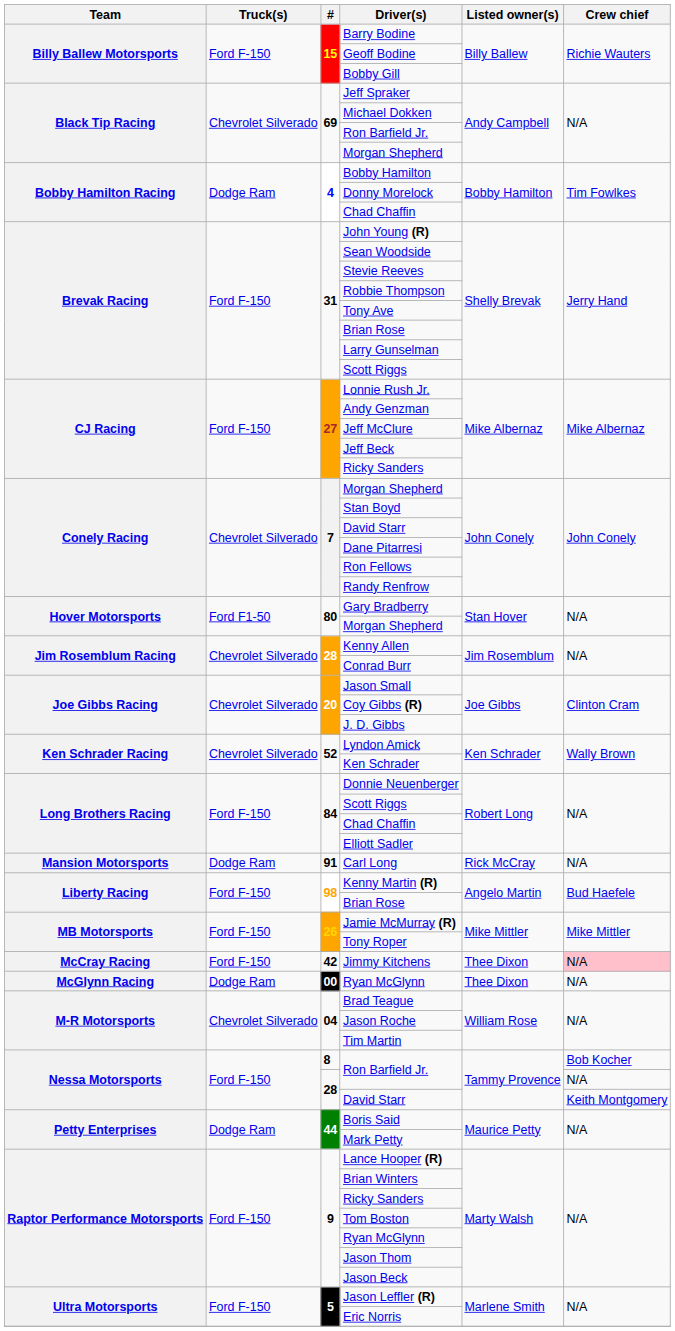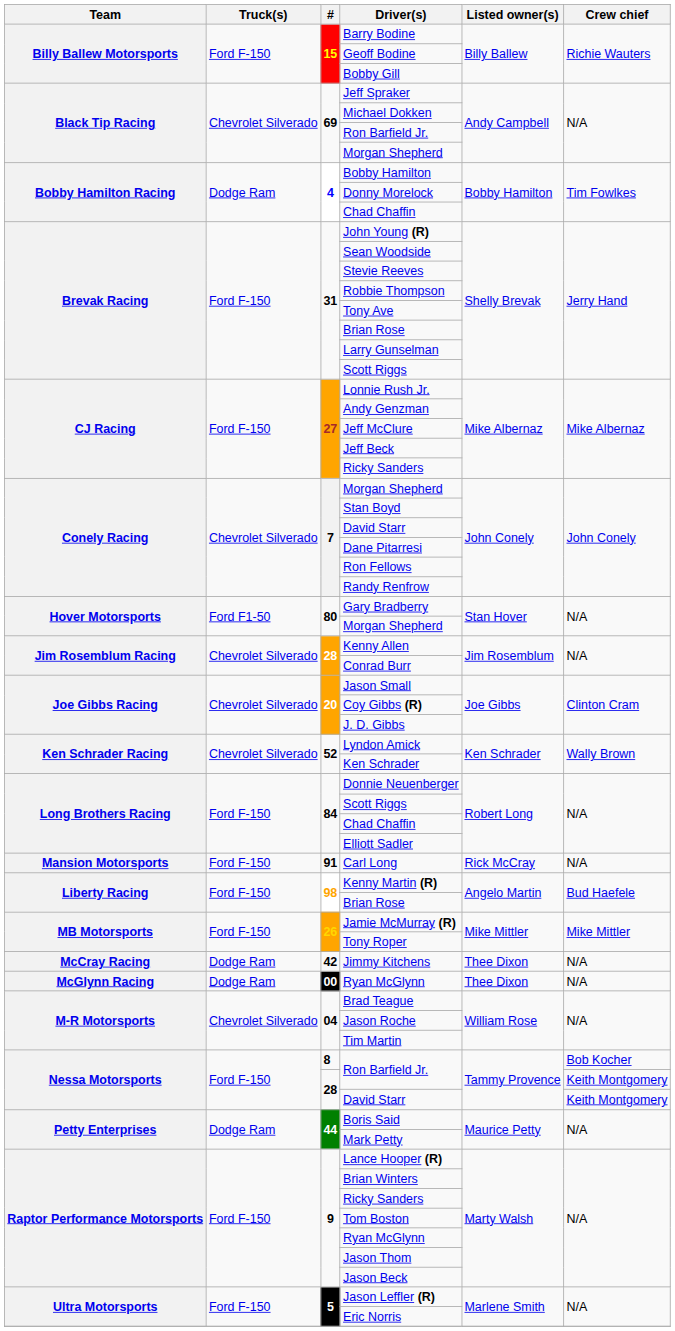(242, 863) Dodge Ram -> (240, 863) Ford F-150
(240, 962) Ford F-150 -> (242, 962) Dodge Ram
(577, 962) pink background -> (577, 962) no background
(577, 1080) N/A -> (617, 1080) Keith Montgomery
